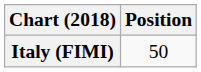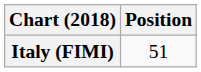(159, 50) 50 -> (159, 50) 51
